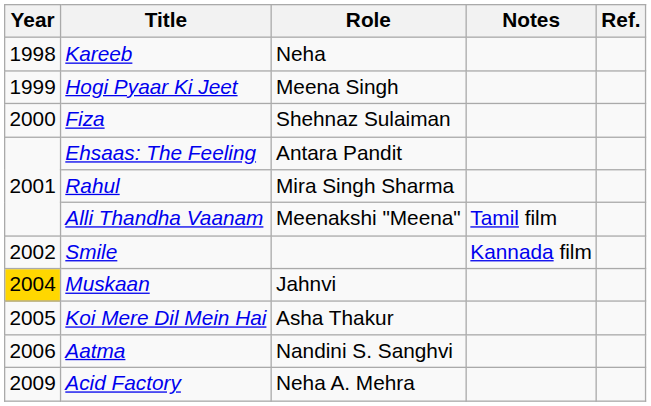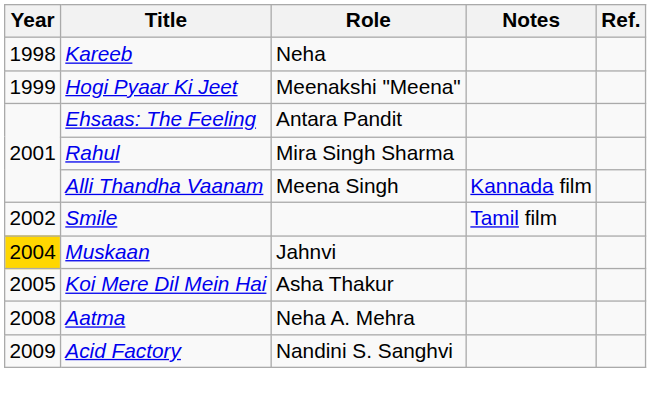(337, 86) Meena Singh -> (368, 86) Meenakshi "Meena"
- row: (85, 119)
(368, 218) Meenakshi "Meena" -> (337, 185) Meena Singh
(514, 218) Tamil film -> (531, 185) Kannada film
(531, 251) Kannada film -> (514, 218) Tamil film
(33, 350) 2006 -> (33, 317) 2008
(364, 350) Nandini S. Sanghvi -> (345, 317) Neha A. Mehra
(345, 383) Neha A. Mehra -> (364, 350) Nandini S. Sanghvi
